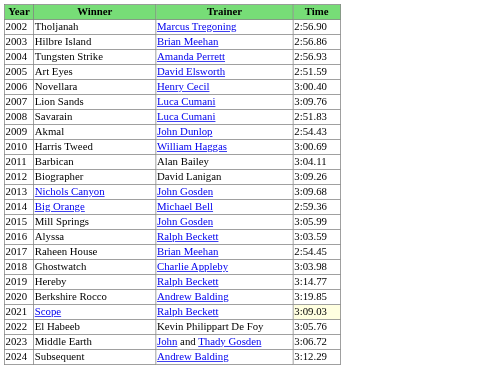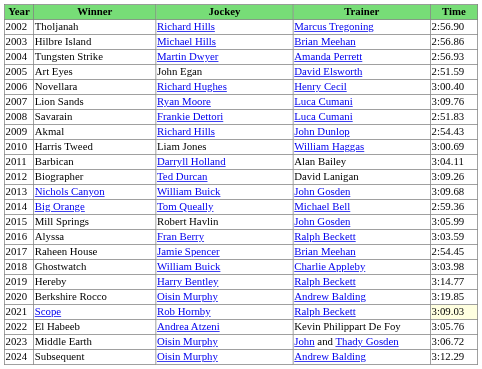+ column: (224, 12)
